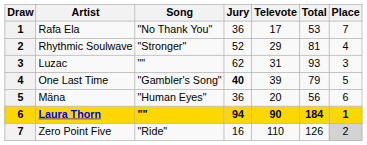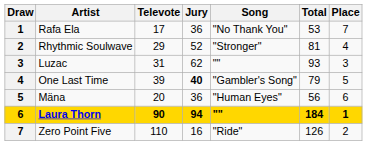columns swapped: (180, 13) <-> (276, 13)
(346, 132) lightgrey background -> (346, 132) no background
